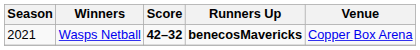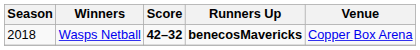(22, 34) 2021 -> (22, 34) 2018
